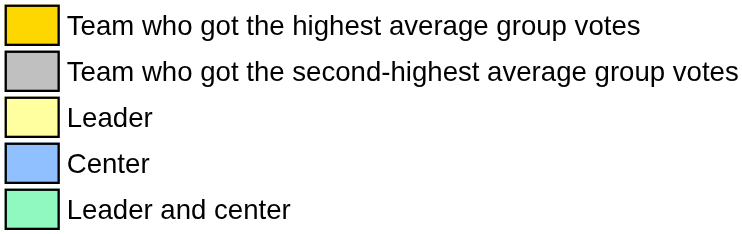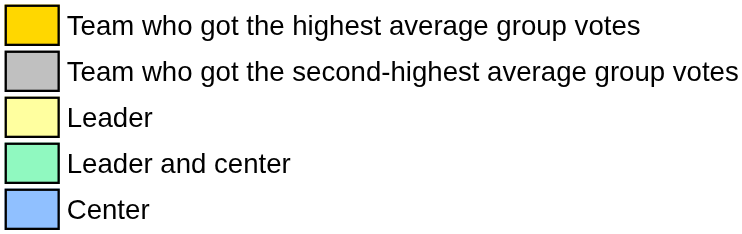rows swapped: (108, 163) <-> (179, 209)
